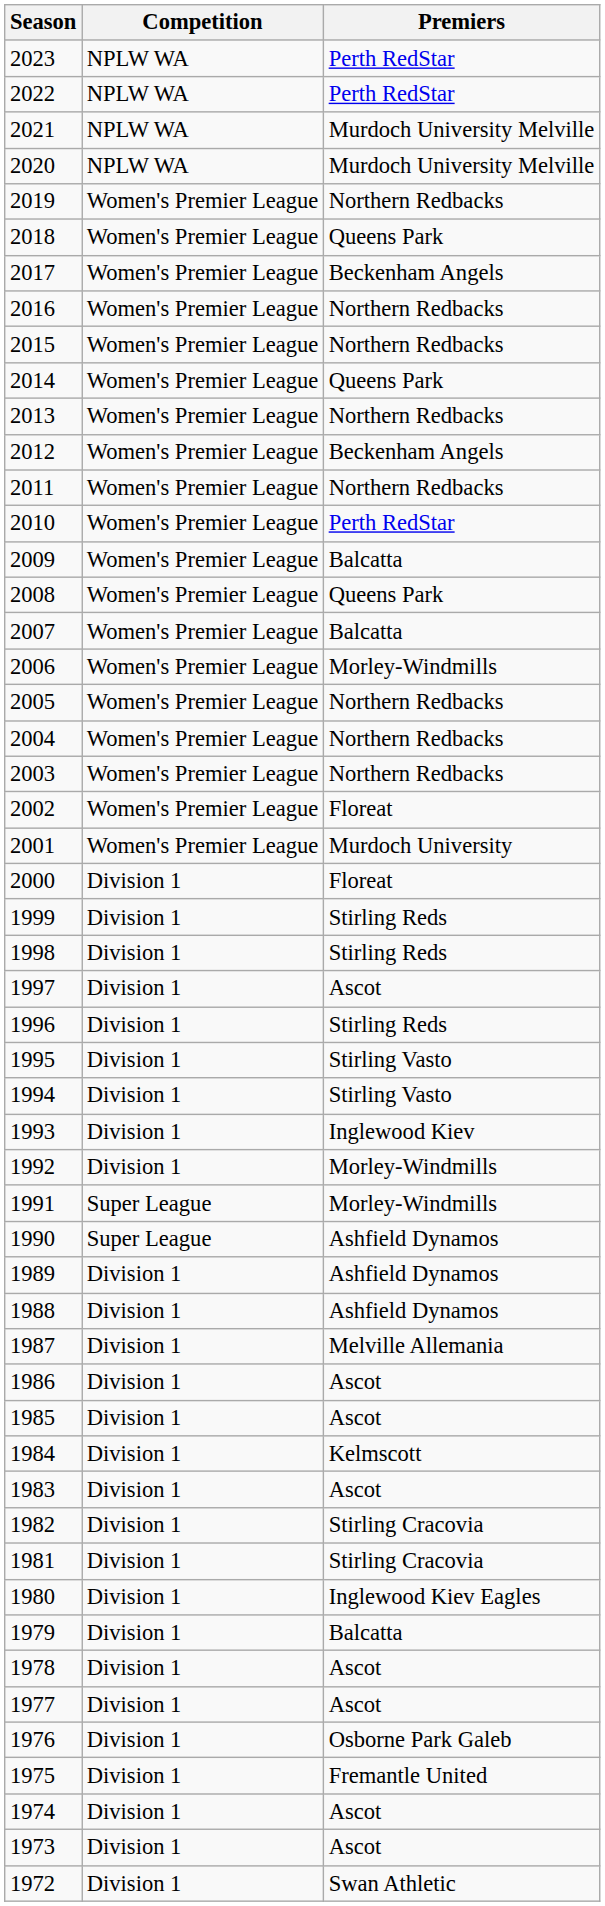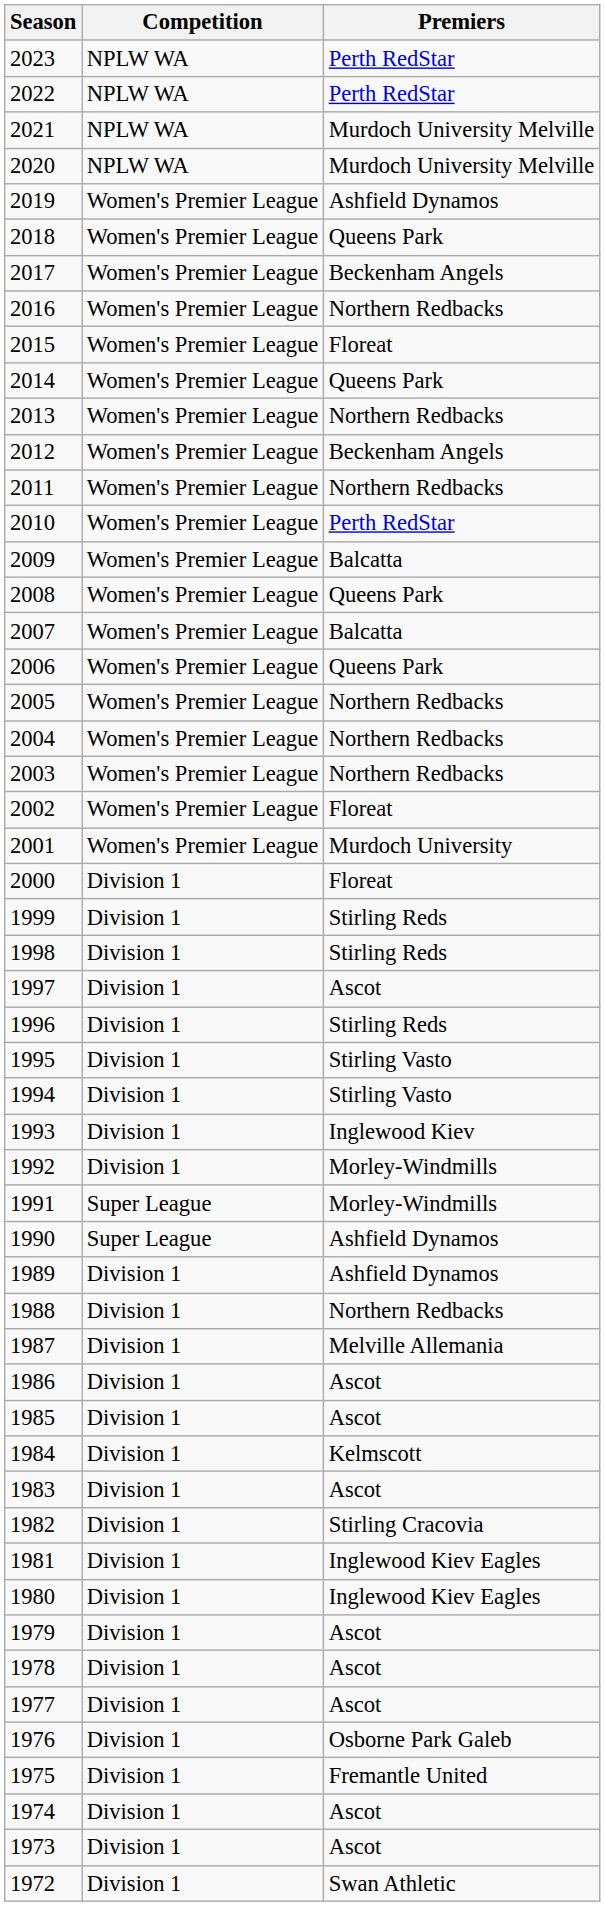(416, 201) Northern Redbacks -> (414, 201) Ashfield Dynamos
(416, 344) Northern Redbacks -> (361, 344) Floreat
(413, 666) Morley-Windmills -> (386, 666) Queens Park
(414, 1310) Ashfield Dynamos -> (416, 1310) Northern Redbacks
(406, 1560) Stirling Cracovia -> (435, 1560) Inglewood Kiev Eagles
(366, 1632) Balcatta -> (355, 1632) Ascot
